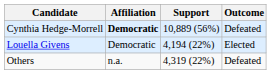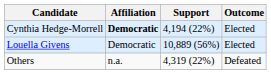(191, 28) 10,889 (56%) -> (189, 28) 4,194 (22%)
(243, 28) Defeated -> (239, 28) Elected
(189, 45) 4,194 (22%) -> (191, 45) 10,889 (56%)
